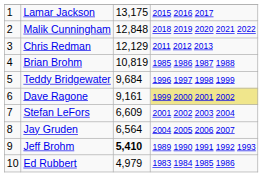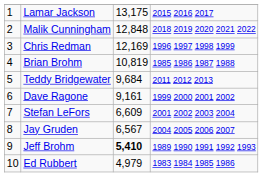(132, 46) 12,129 -> (132, 46) 12,169
(183, 46) 2011 2012 2013 -> (194, 46) 1996 1997 1998 1999
(194, 80) 1996 1997 1998 1999 -> (183, 80) 2011 2012 2013
(194, 96) khaki background -> (194, 96) no background
(129, 130) 6,564 -> (129, 130) 6,567
